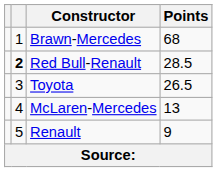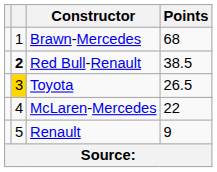(178, 62) 28.5 -> (178, 62) 38.5
(19, 85) no background -> (19, 85) gold background
(172, 108) 13 -> (172, 108) 22
